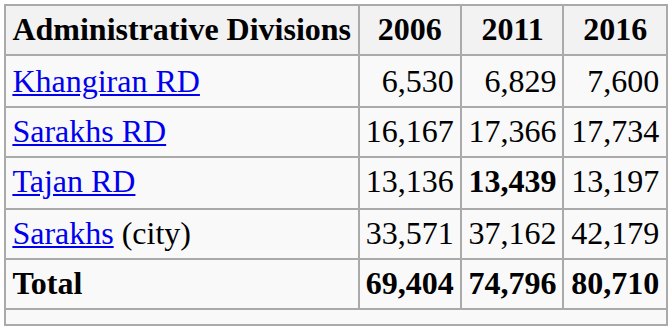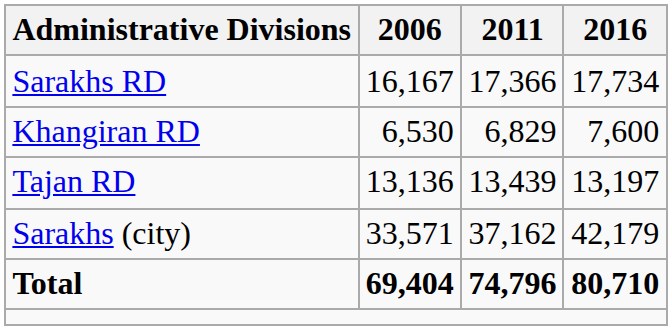rows swapped: (106, 80) <-> (89, 131)
(513, 182) bold -> (513, 182) normal
